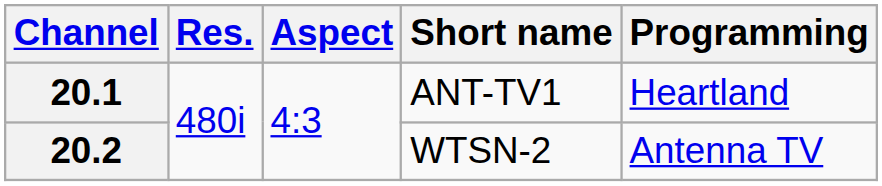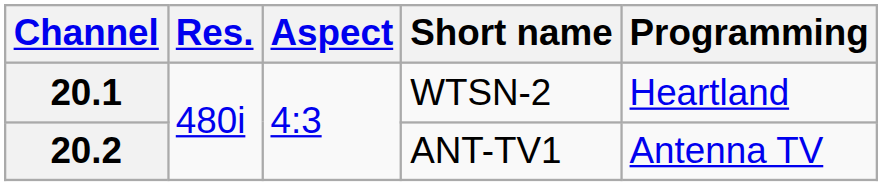(486, 92) ANT-TV1 -> (481, 92) WTSN-2
(481, 150) WTSN-2 -> (486, 150) ANT-TV1
